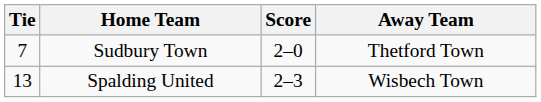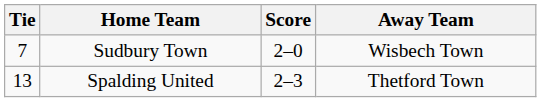(426, 50) Thetford Town -> (426, 50) Wisbech Town
(426, 81) Wisbech Town -> (426, 81) Thetford Town
